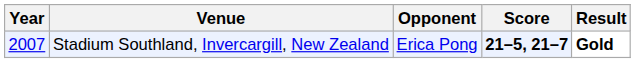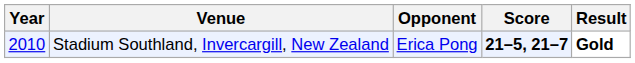(27, 44) 2007 -> (27, 44) 2010
